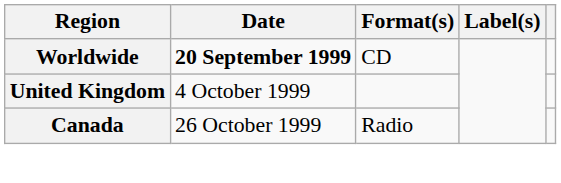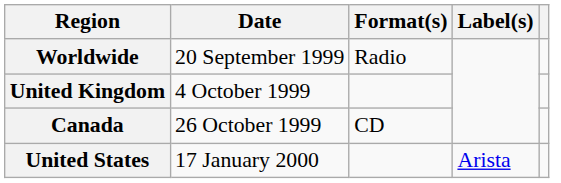(263, 56) bold -> (260, 56) normal
(376, 56) CD -> (380, 56) Radio
(387, 125) Radio -> (369, 125) CD
+ row: (87, 159)
